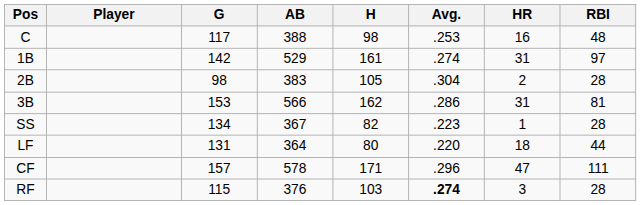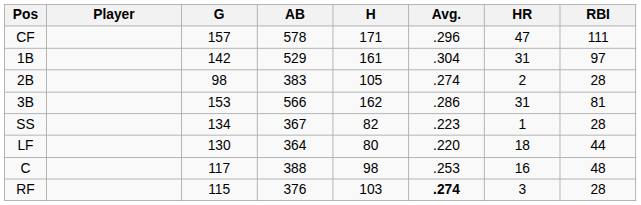rows swapped: (25, 37) <-> (25, 168)
(447, 59) .274 -> (447, 59) .304
(447, 80) .304 -> (447, 80) .274
(219, 146) 131 -> (219, 146) 130
